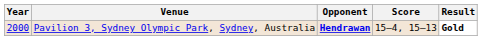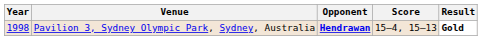(18, 28) 2000 -> (18, 28) 1998
